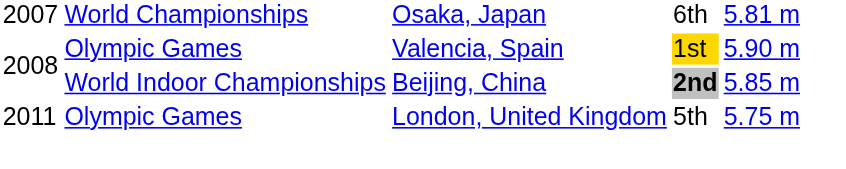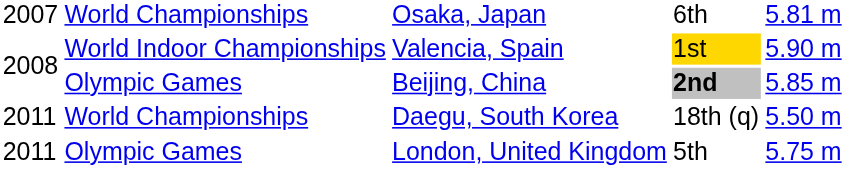(153, 48) Olympic Games -> (225, 48) World Indoor Championships
(225, 83) World Indoor Championships -> (153, 83) Olympic Games
+ row: (505, 117)
